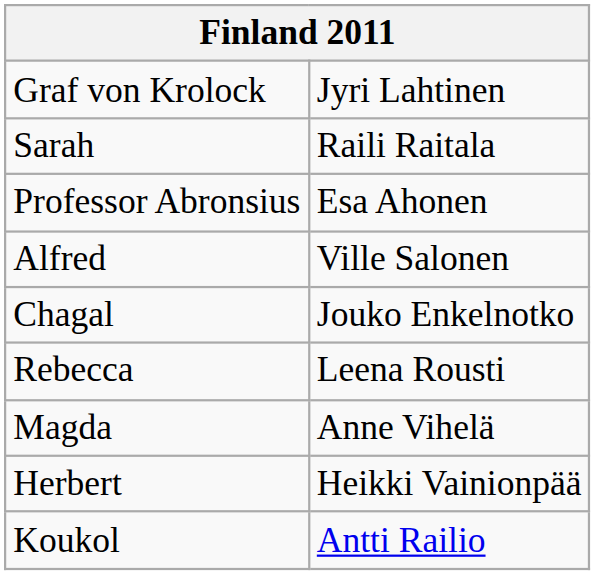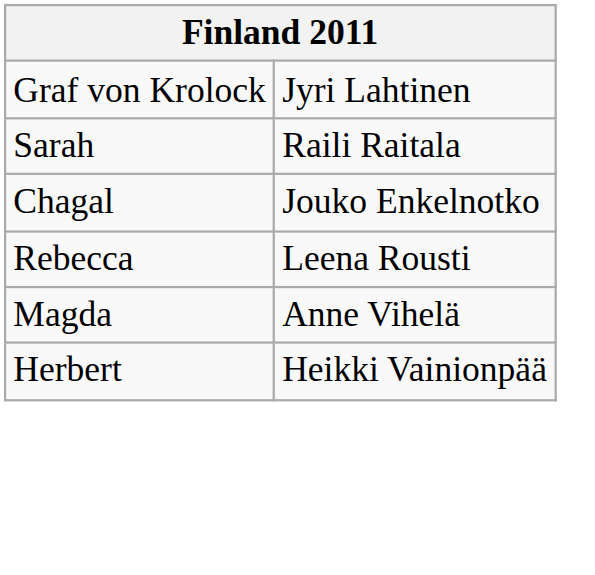- row: (157, 201)
- row: (60, 257)
- row: (67, 539)
